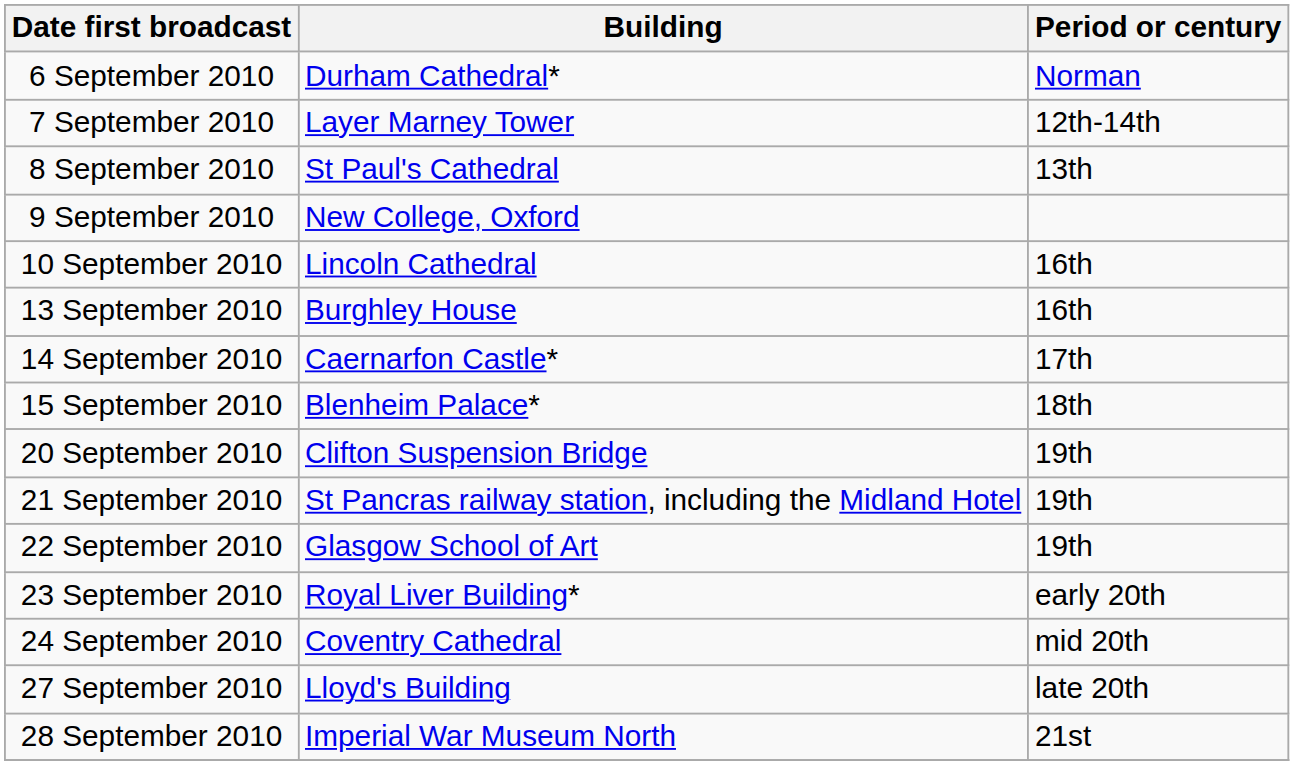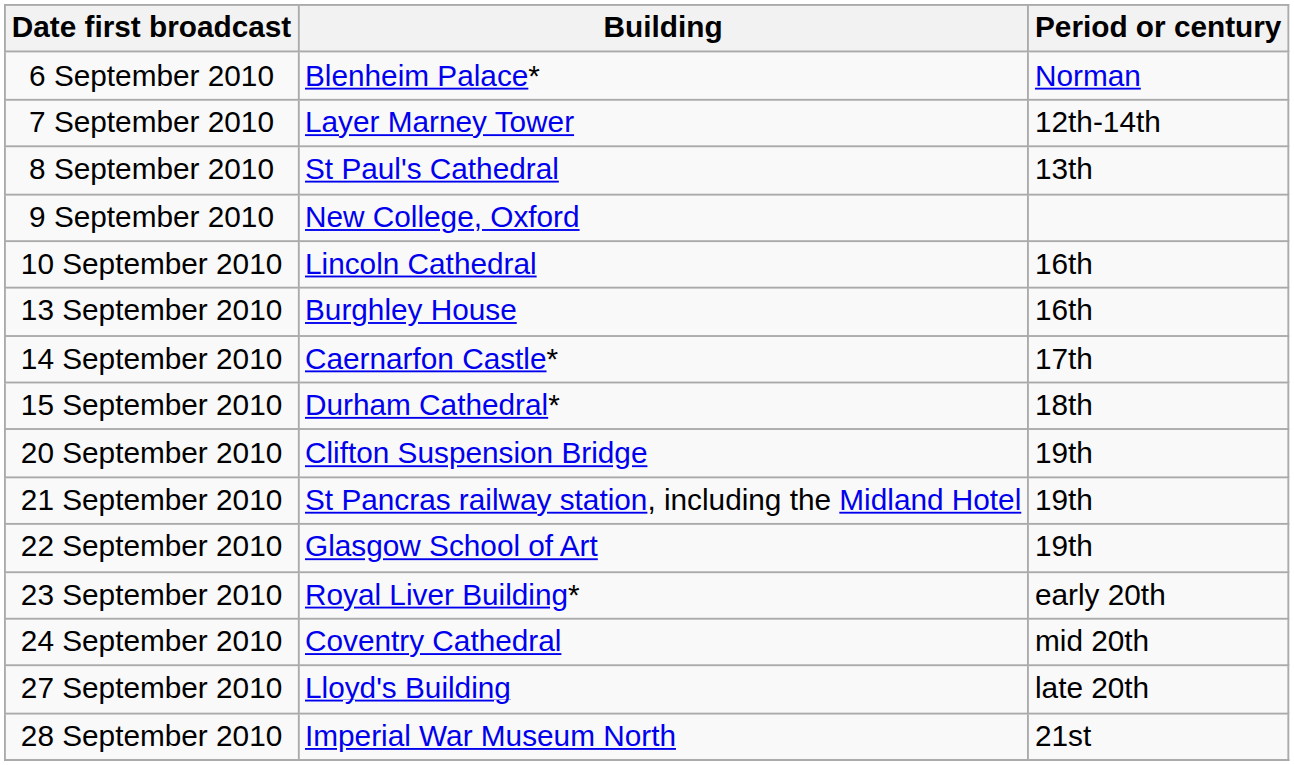(432, 75) Durham Cathedral* -> (422, 75) Blenheim Palace*
(422, 405) Blenheim Palace* -> (432, 405) Durham Cathedral*
